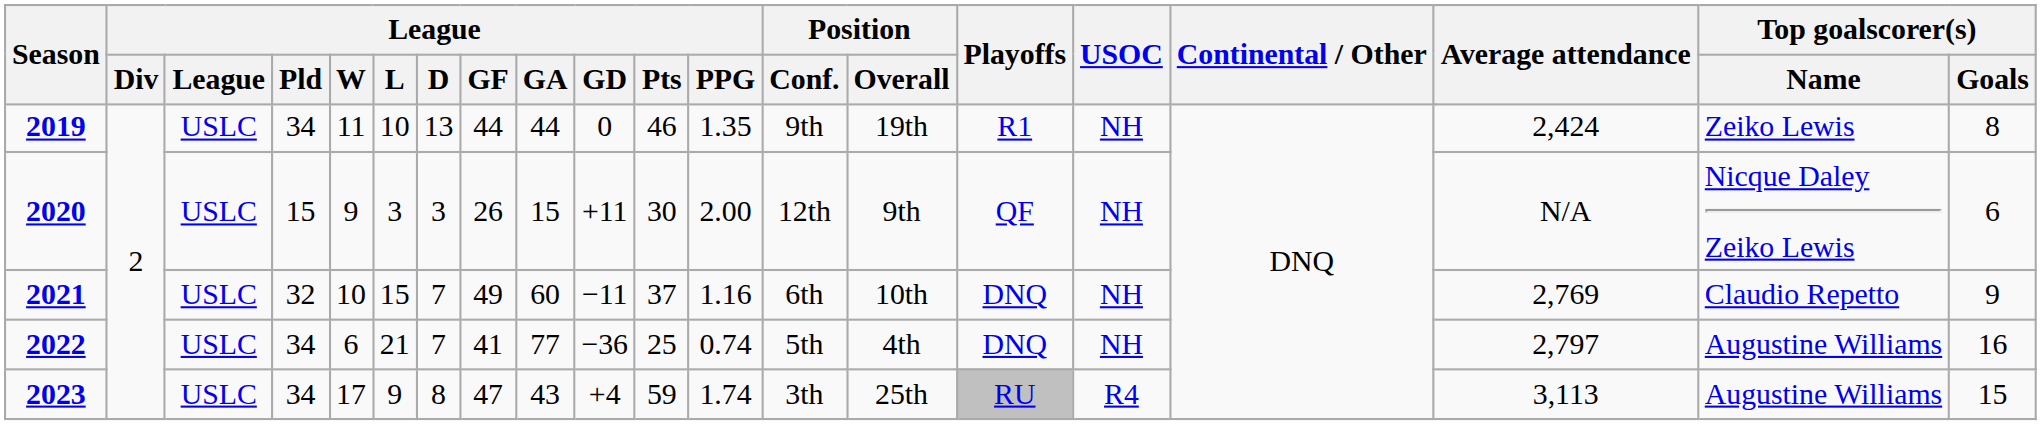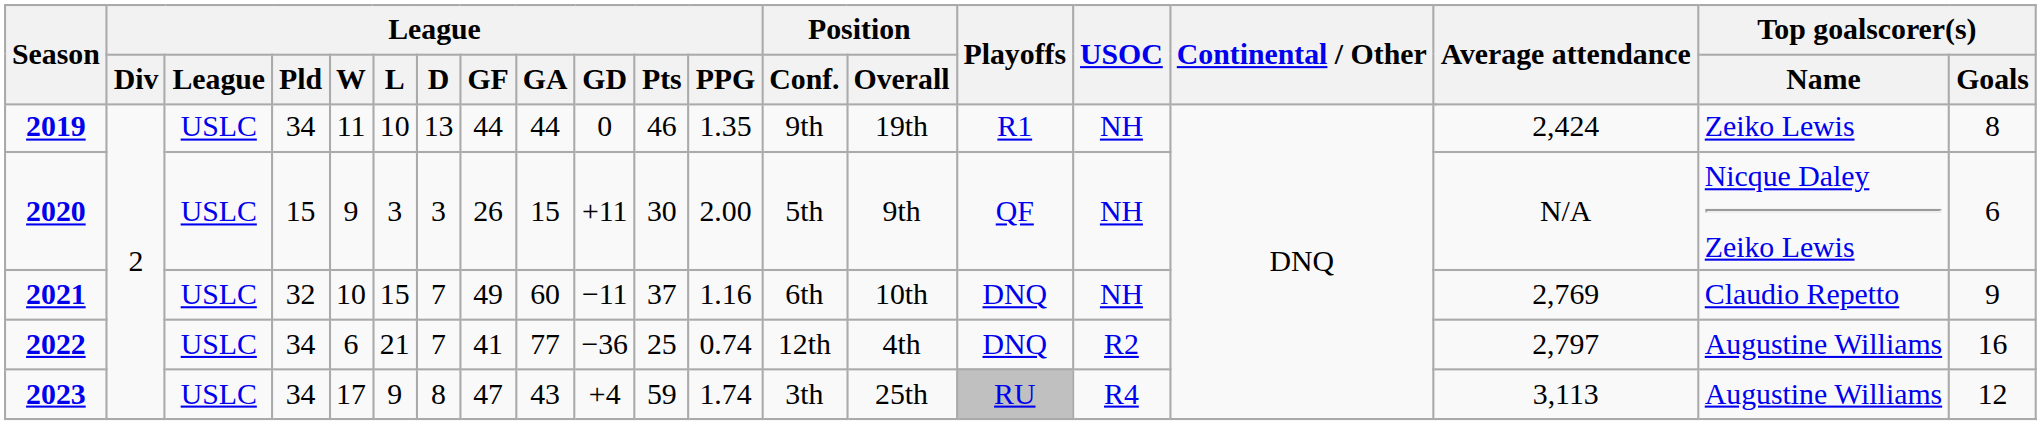(804, 211) 12th -> (804, 211) 5th
(804, 344) 5th -> (804, 344) 12th
(1121, 344) NH -> (1121, 344) R2
(1993, 393) 15 -> (1993, 393) 12
